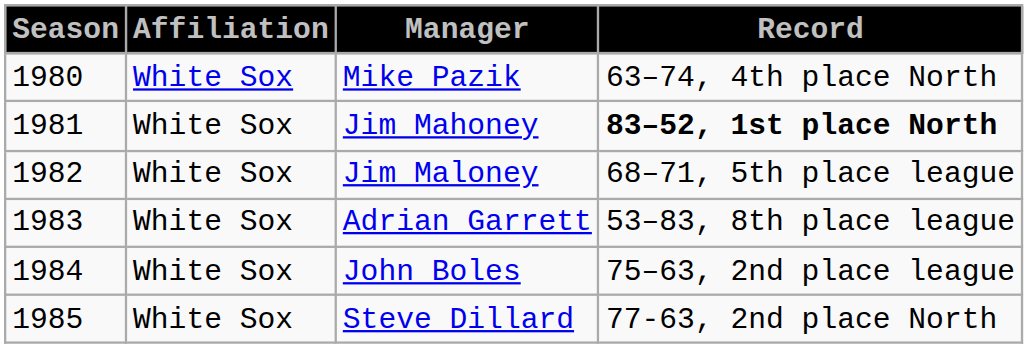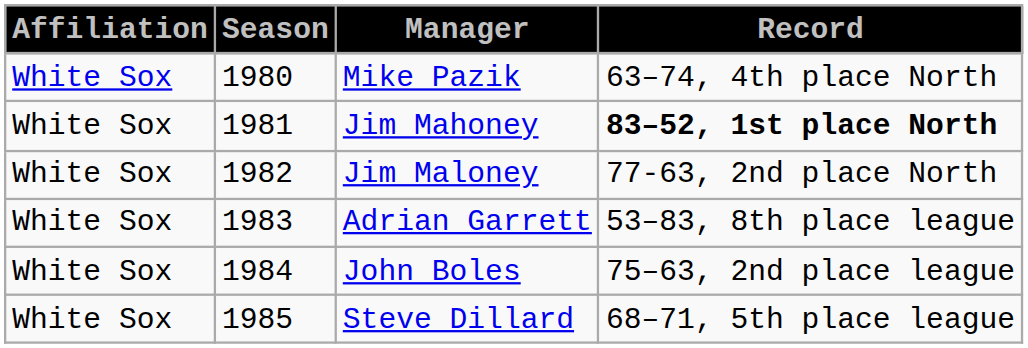columns swapped: (66, 29) <-> (231, 29)
(811, 174) 68–71, 5th place league -> (802, 174) 77-63, 2nd place North
(802, 319) 77-63, 2nd place North -> (811, 319) 68–71, 5th place league
